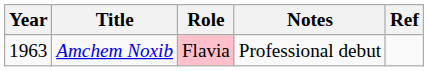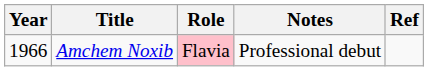(28, 50) 1963 -> (28, 50) 1966
